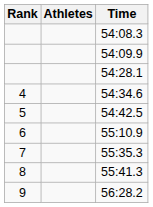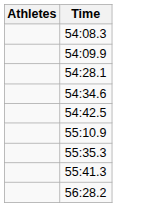- column: (23, 14)
